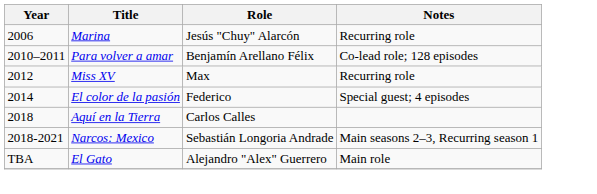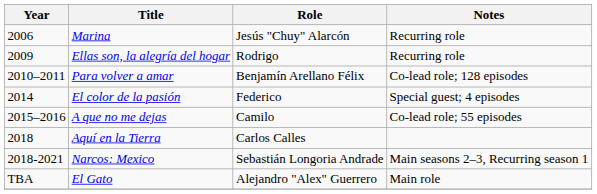+ row: (151, 55)
- row: (93, 76)
+ row: (119, 117)
